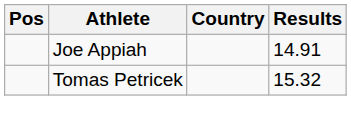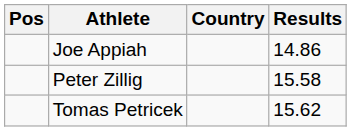(297, 49) 14.91 -> (297, 49) 14.86
+ row: (98, 79)
(297, 79) 15.32 -> (297, 110) 15.62
